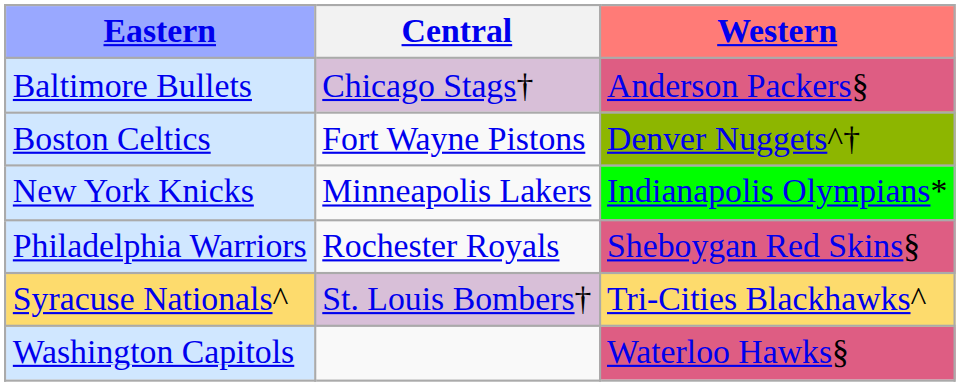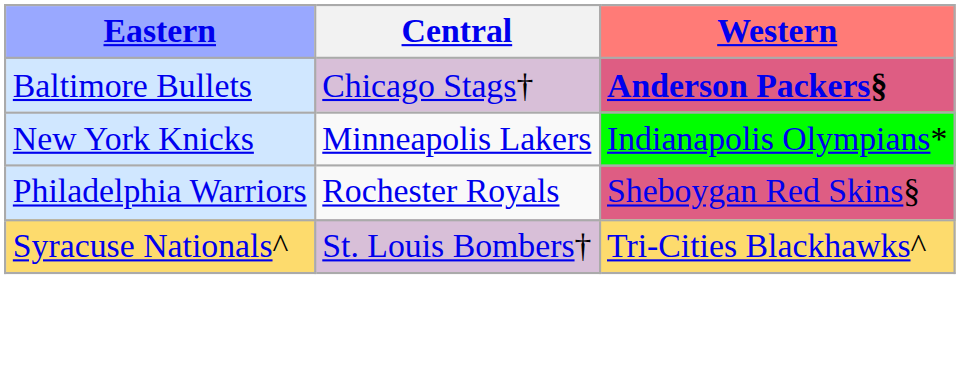(738, 84) normal -> (747, 84) bold
- row: (112, 138)
- row: (154, 352)
